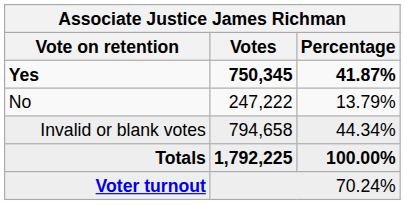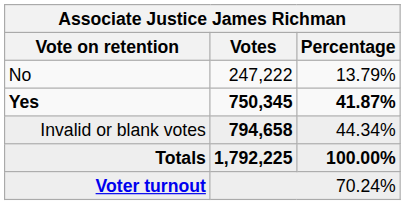rows swapped: (24, 75) <-> (20, 102)
(261, 130) normal -> (261, 130) bold
